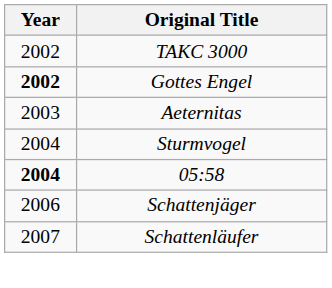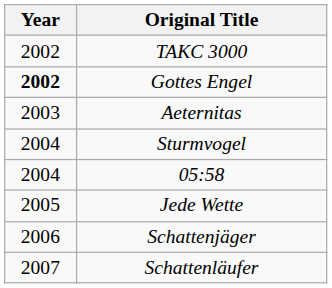(40, 174) bold -> (40, 174) normal
+ row: (202, 205)
